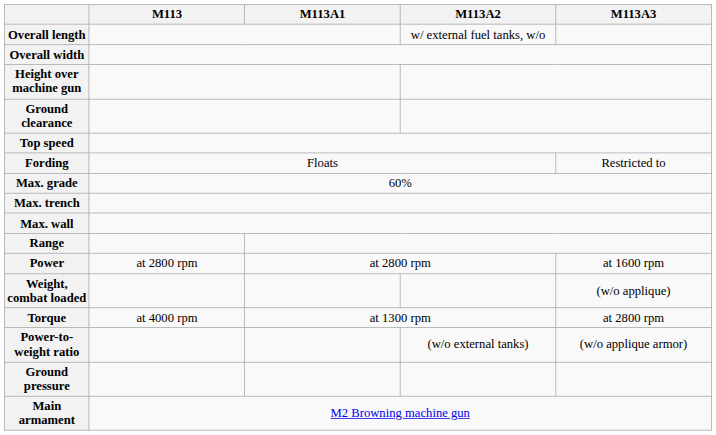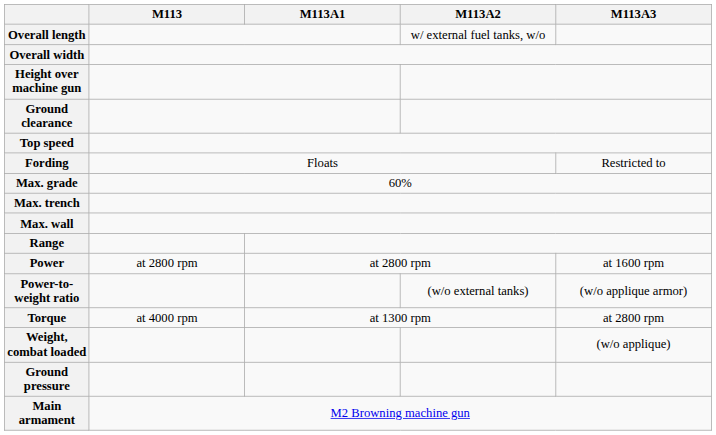rows swapped: (47, 344) <-> (47, 290)
